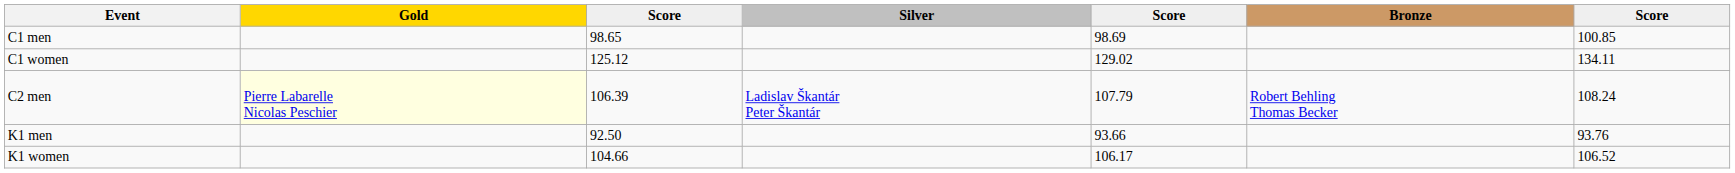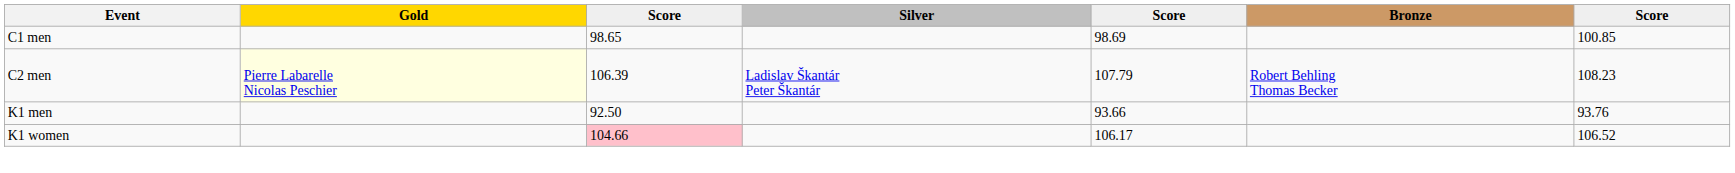- row: (38, 59)
(1597, 97) 108.24 -> (1597, 75) 108.23
(609, 157) no background -> (609, 135) pink background
